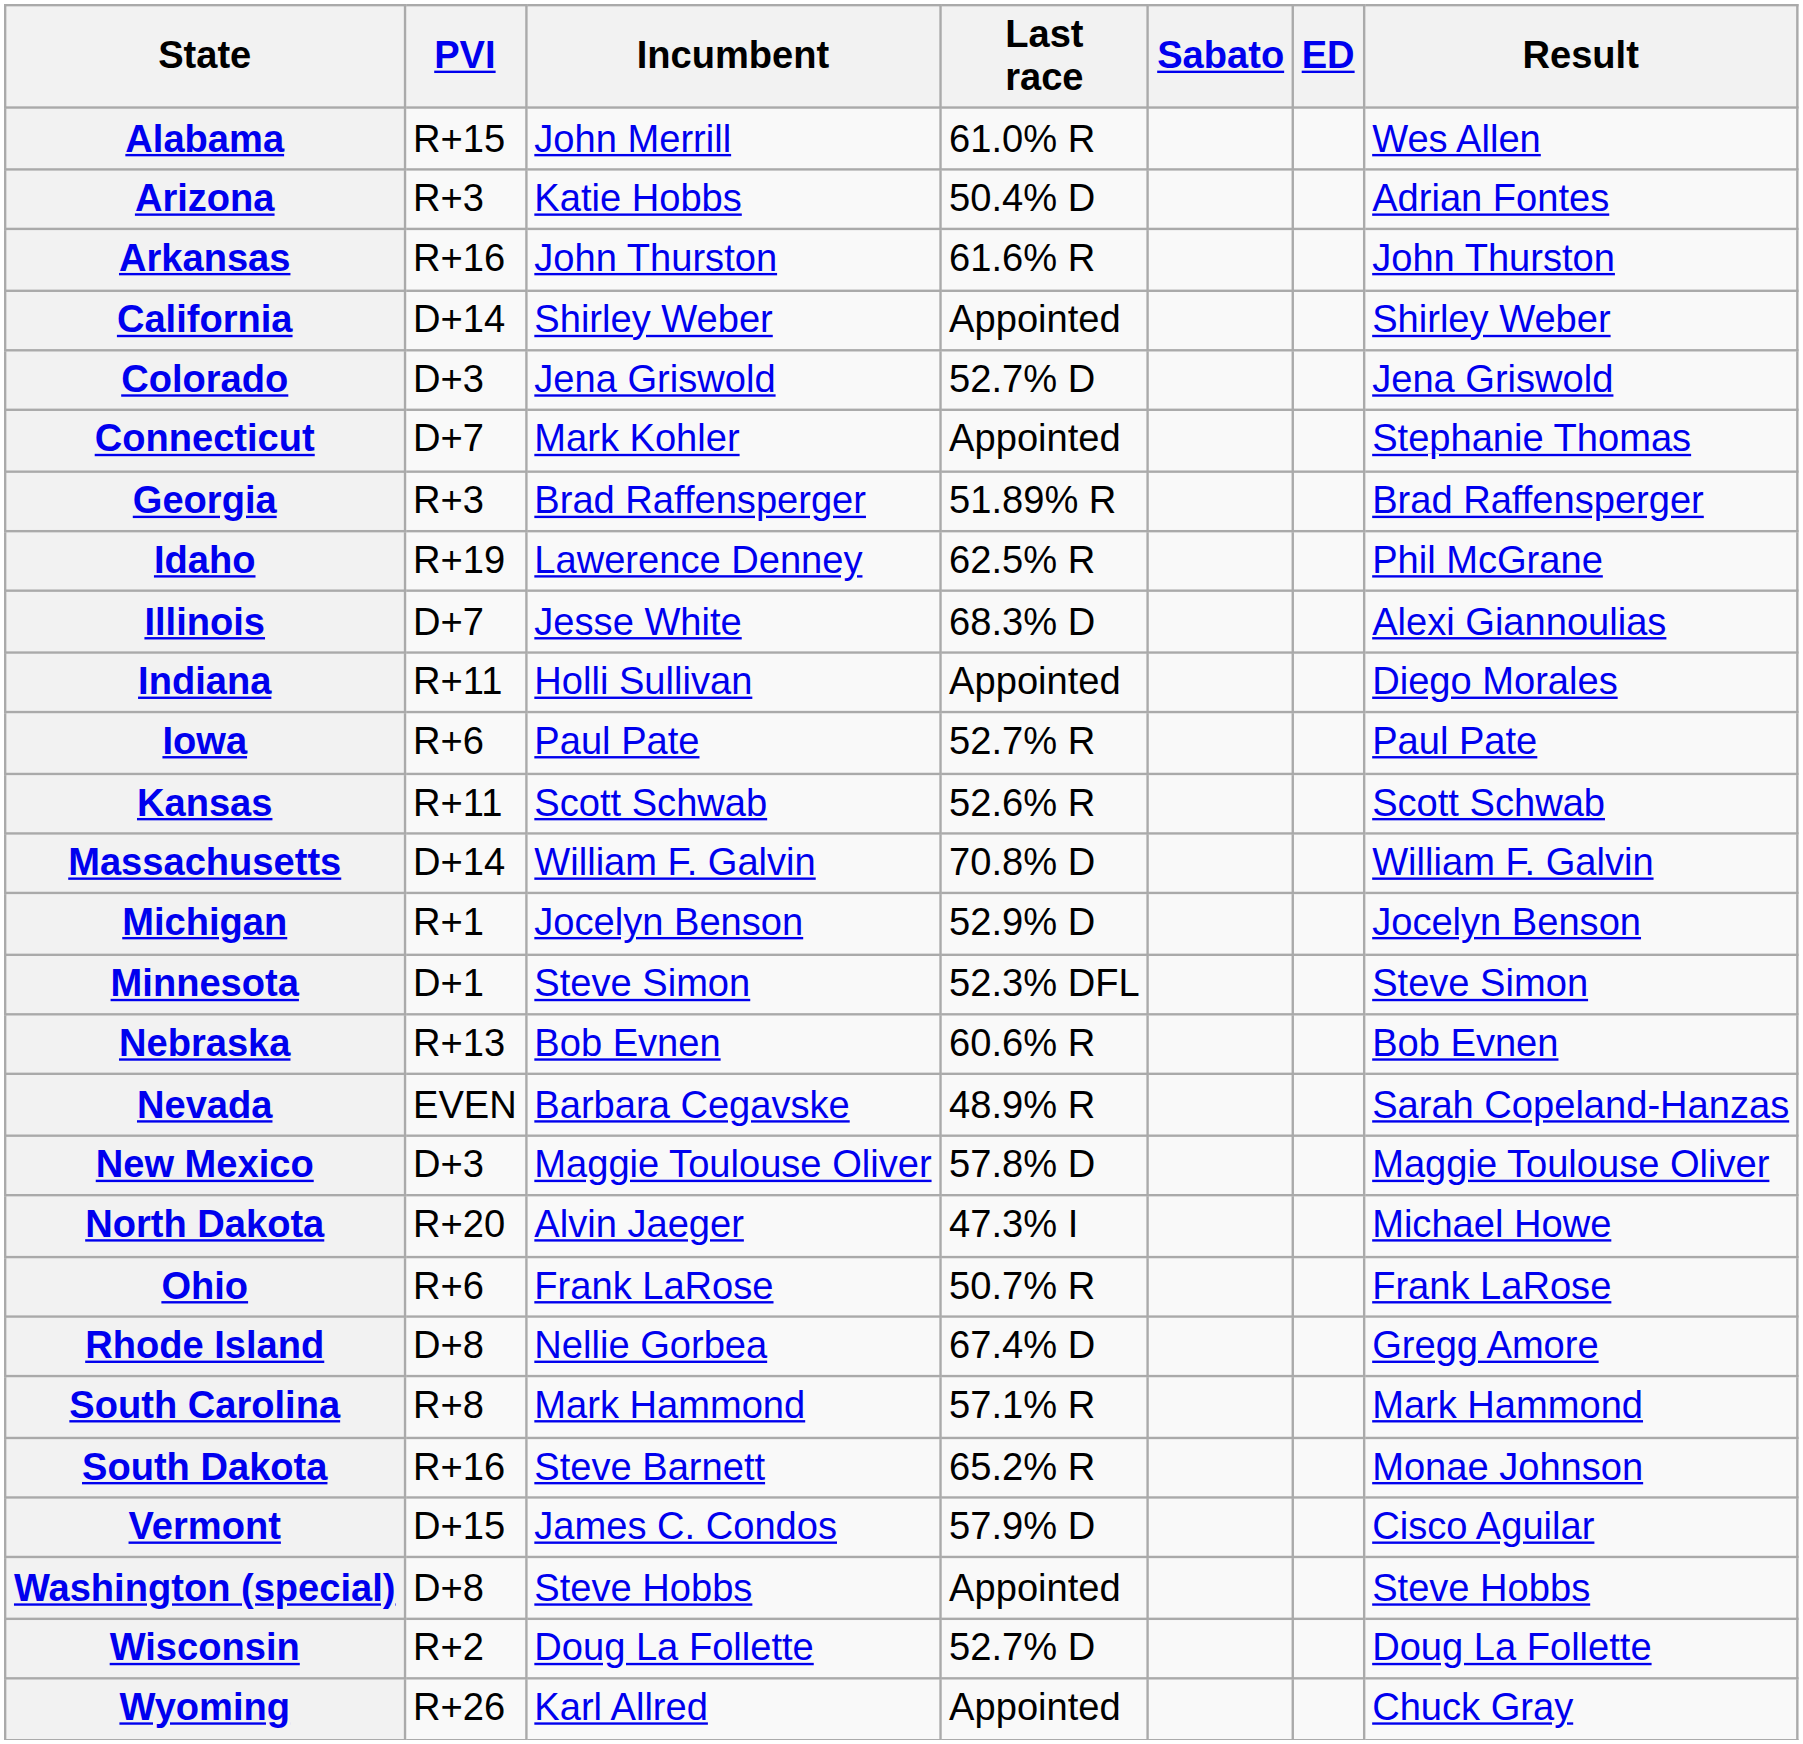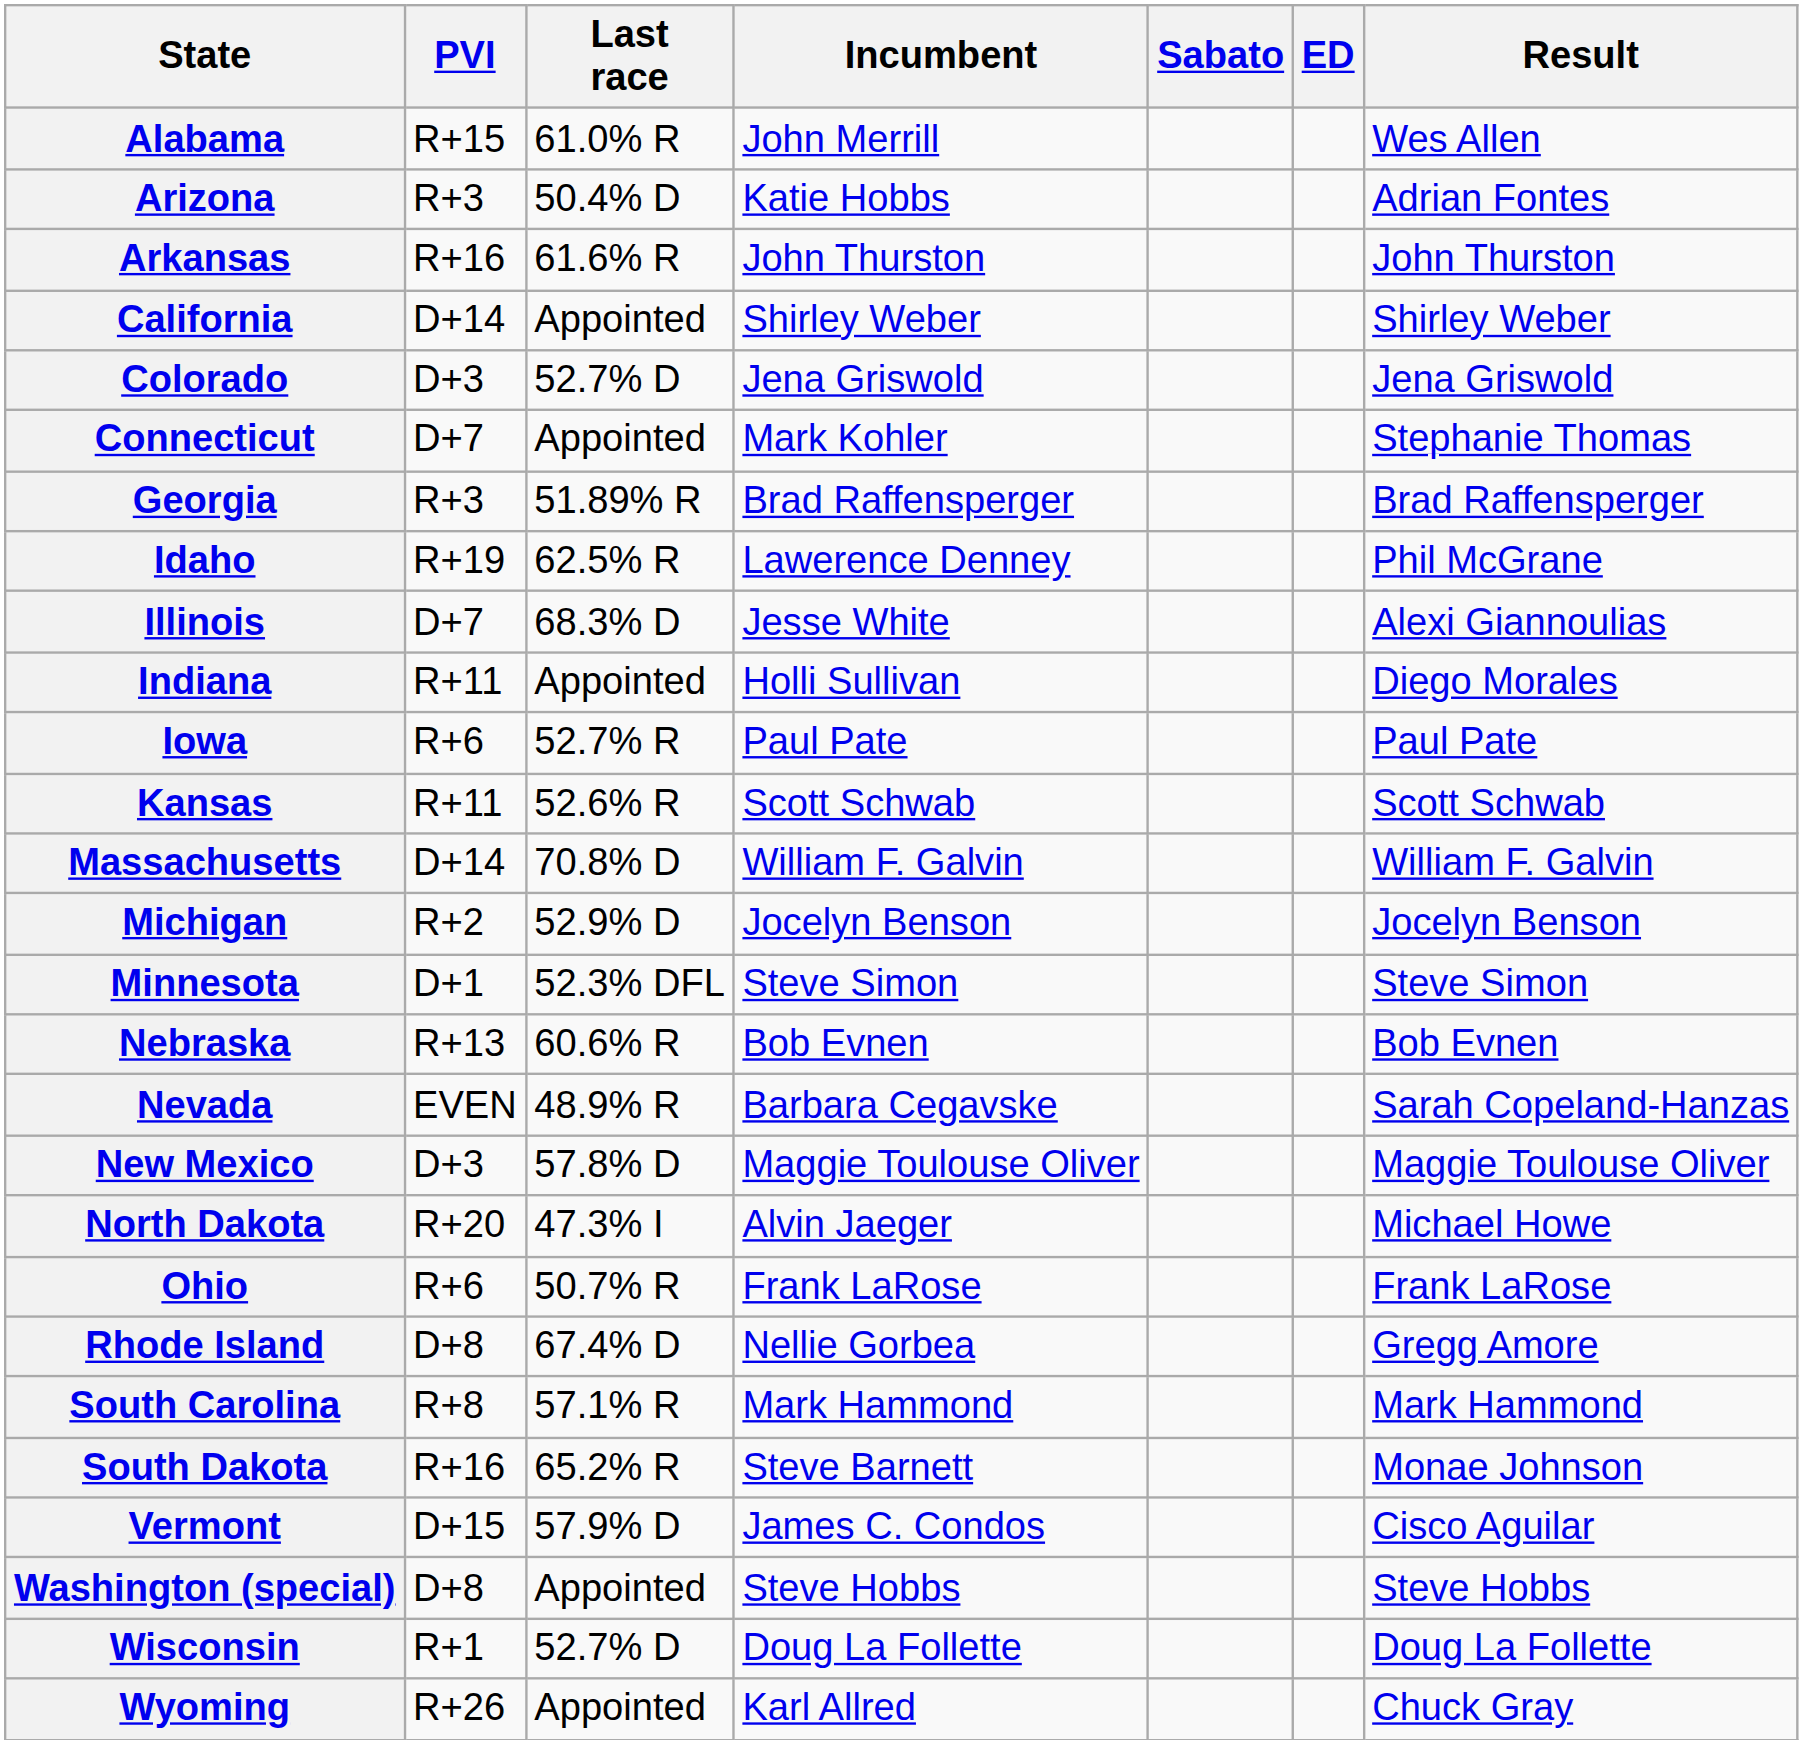columns swapped: (733, 56) <-> (1044, 56)
(449, 923) R+1 -> (449, 923) R+2
(449, 1647) R+2 -> (449, 1647) R+1
